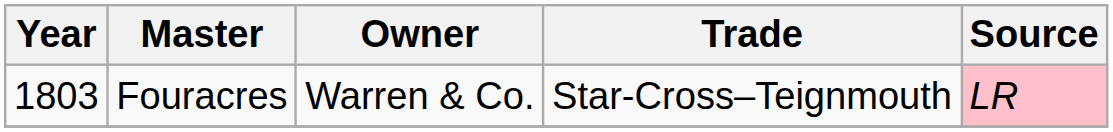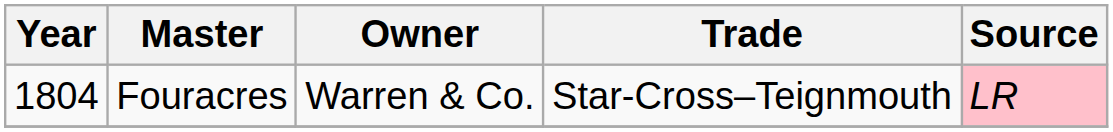(56, 95) 1803 -> (56, 95) 1804
